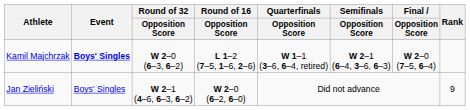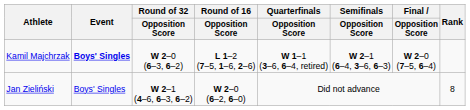(452, 89) 9 -> (452, 89) 8
